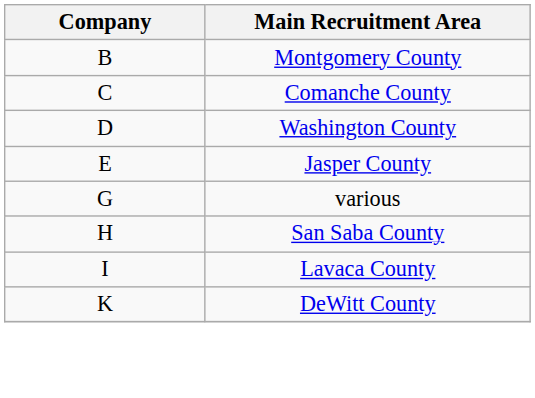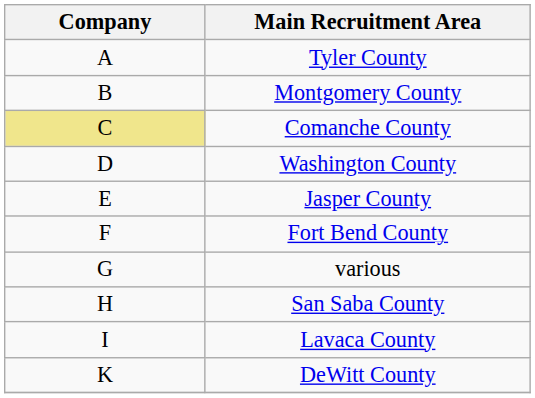+ row: (368, 57)
(105, 92) no background -> (105, 127) khaki background
+ row: (368, 233)
